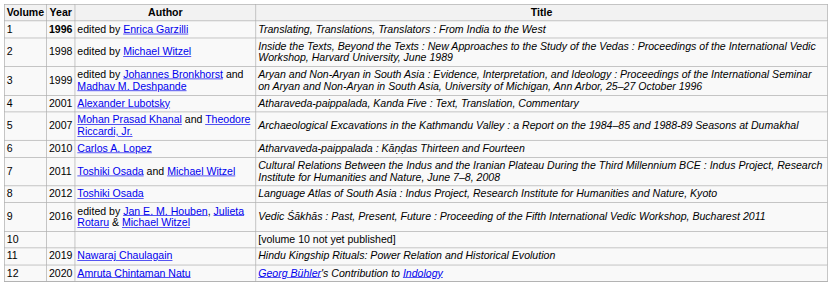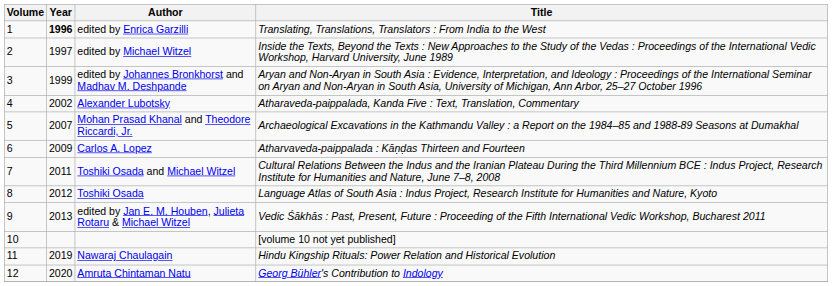(61, 52) 1998 -> (61, 52) 1997
(61, 103) 2001 -> (61, 103) 2002
(61, 148) 2010 -> (61, 148) 2009
(61, 217) 2016 -> (61, 217) 2013
